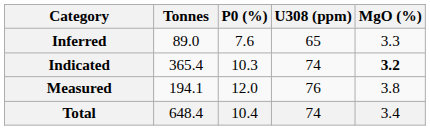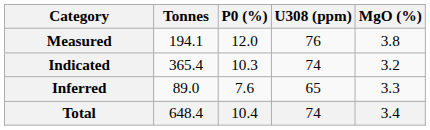rows swapped: (79, 88) <-> (79, 40)
(390, 64) bold -> (390, 64) normal
